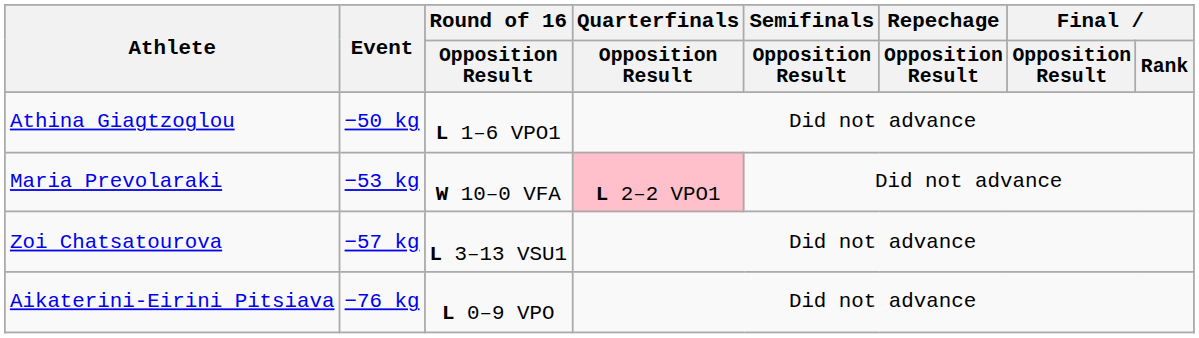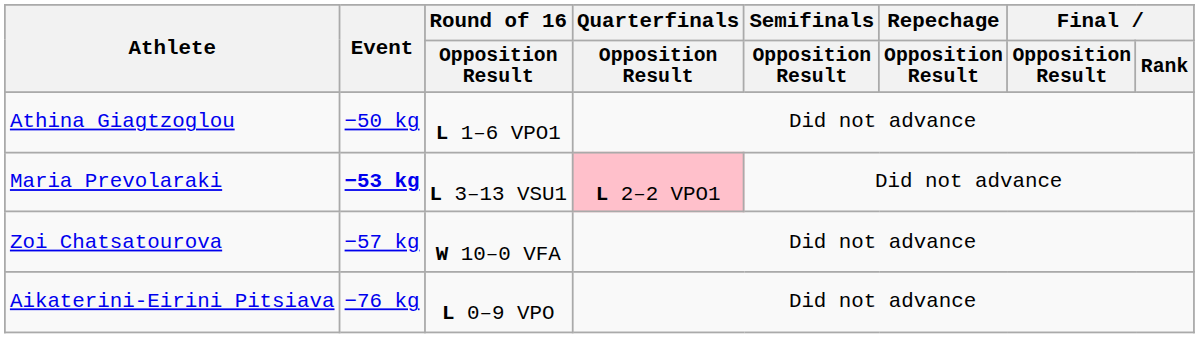(382, 182) normal -> (382, 182) bold
(498, 194) W 10–0 VFA -> (498, 194) L 3–13 VSU1
(498, 254) L 3–13 VSU1 -> (498, 254) W 10–0 VFA
